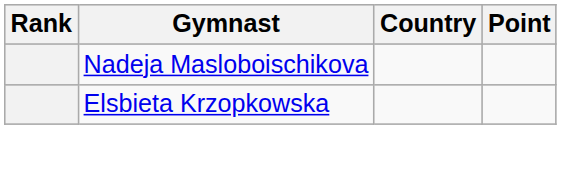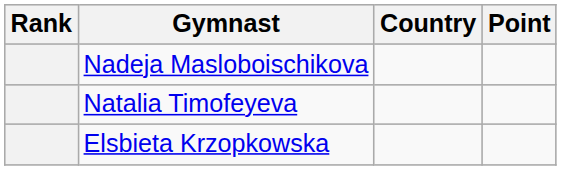+ row: (190, 104)
